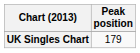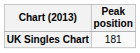(113, 39) 179 -> (113, 39) 181
